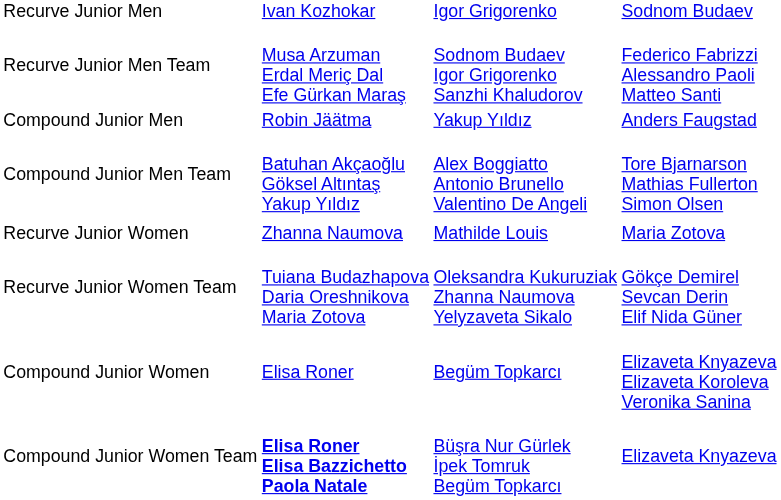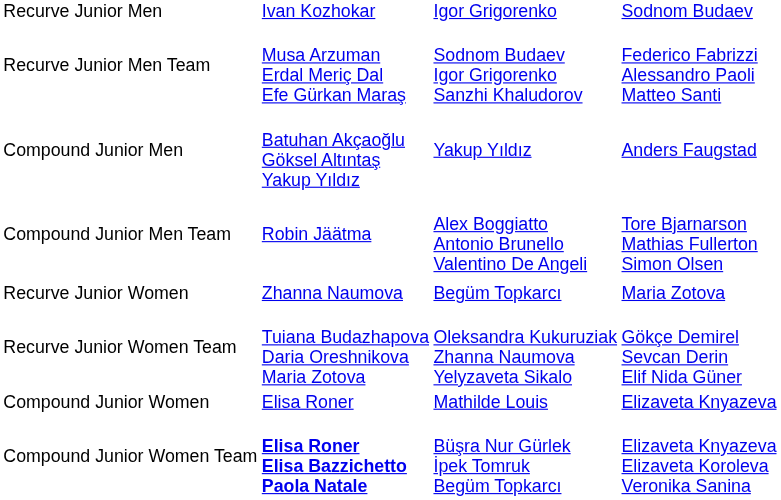(317, 120) Robin Jäätma -> (333, 160) Batuhan Akçaoğlu Göksel Altıntaş Yakup Yıldız
(333, 184) Batuhan Akçaoğlu Göksel Altıntaş Yakup Yıldız -> (317, 234) Robin Jäätma
(491, 233) Mathilde Louis -> (497, 293) Begüm Topkarcı
(497, 372) Begüm Topkarcı -> (491, 401) Mathilde Louis
(699, 382) Elizaveta Knyazeva Elizaveta Koroleva Veronika Sanina -> (699, 401) Elizaveta Knyazeva
(699, 456) Elizaveta Knyazeva -> (699, 466) Elizaveta Knyazeva Elizaveta Koroleva Veronika Sanina
